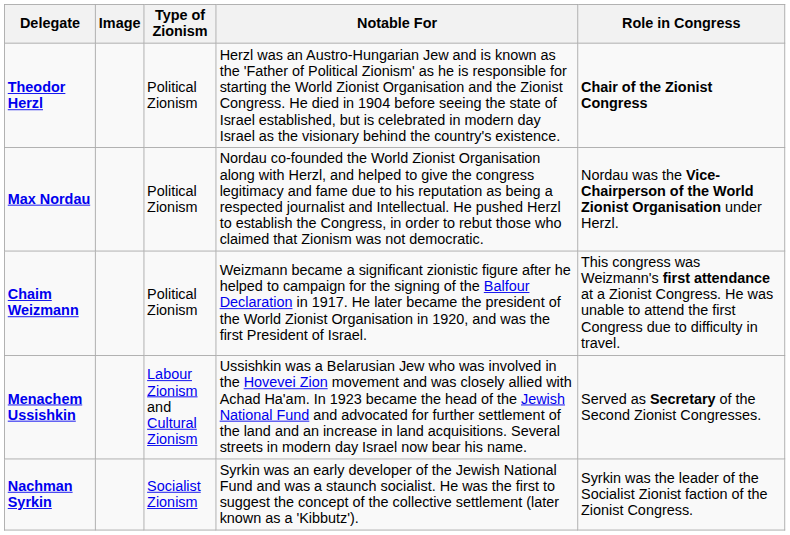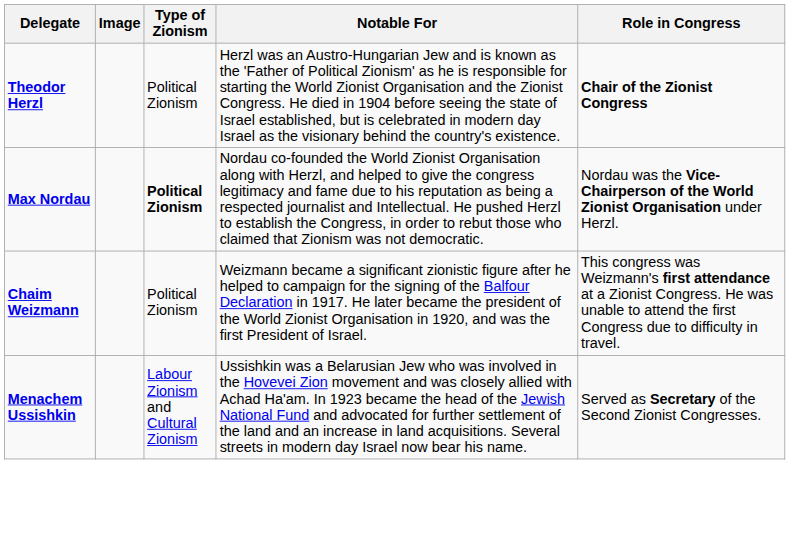(172, 199) normal -> (175, 199) bold
- row: (40, 494)
